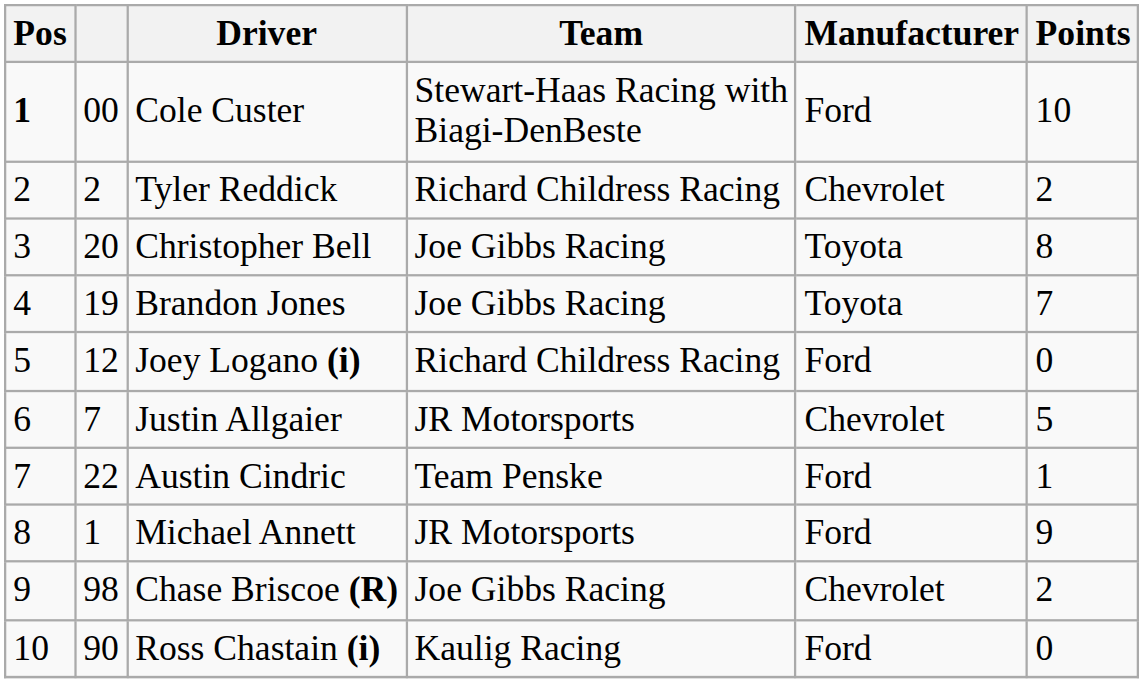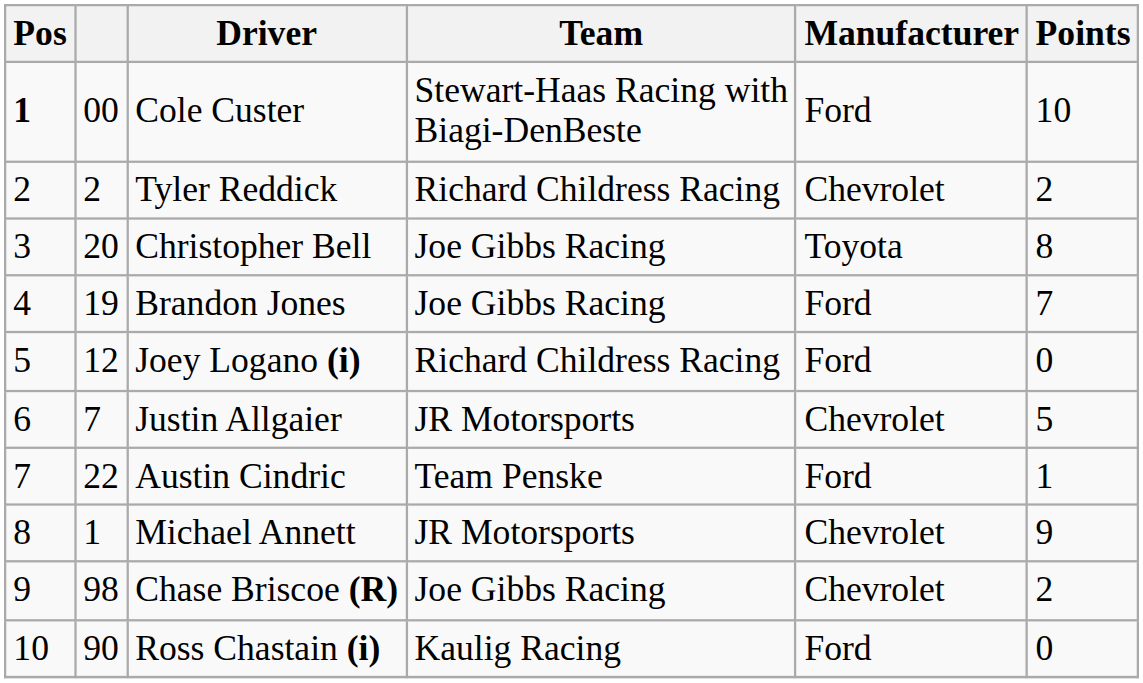(854, 302) Toyota -> (838, 302) Ford
(838, 532) Ford -> (875, 532) Chevrolet
